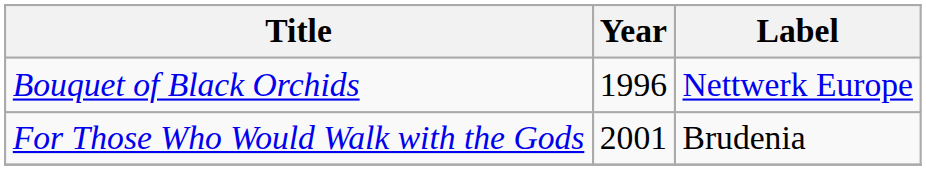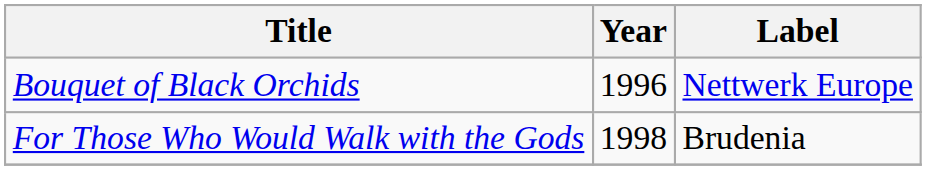(633, 137) 2001 -> (633, 137) 1998
